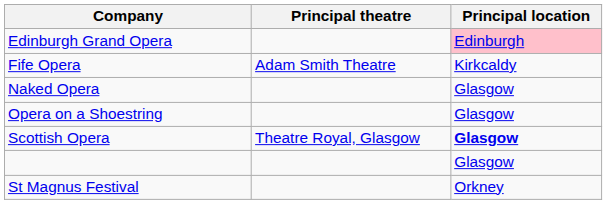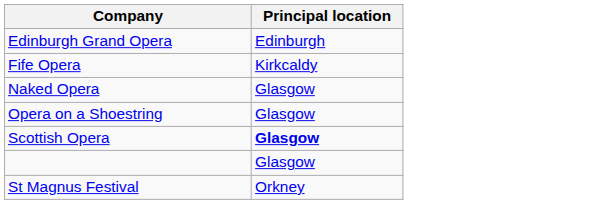- column: (351, 16)
(489, 41) pink background -> (290, 41) no background
